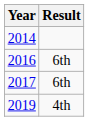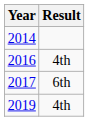(61, 60) 6th -> (61, 60) 4th
